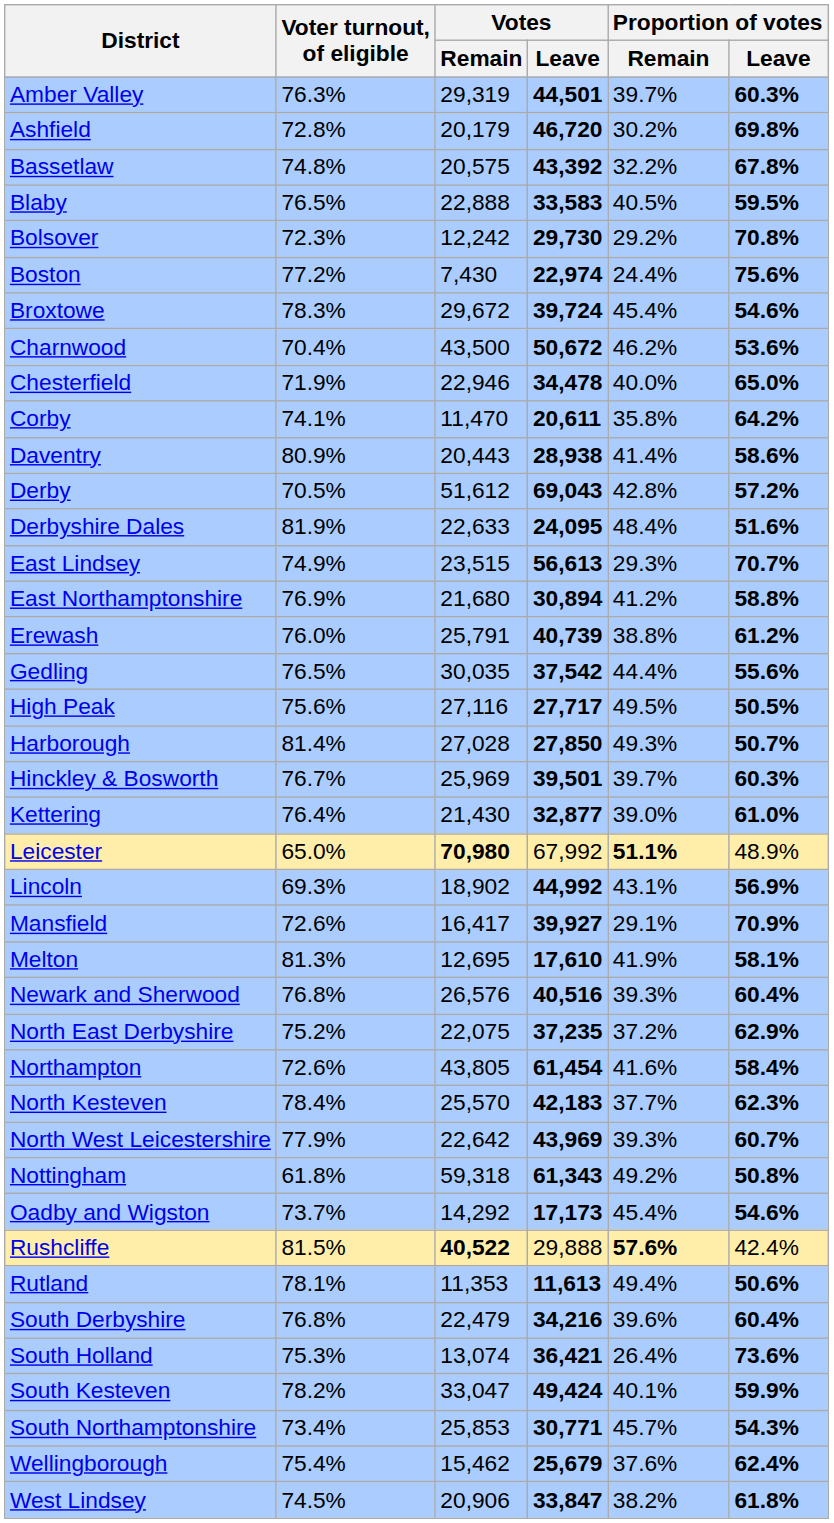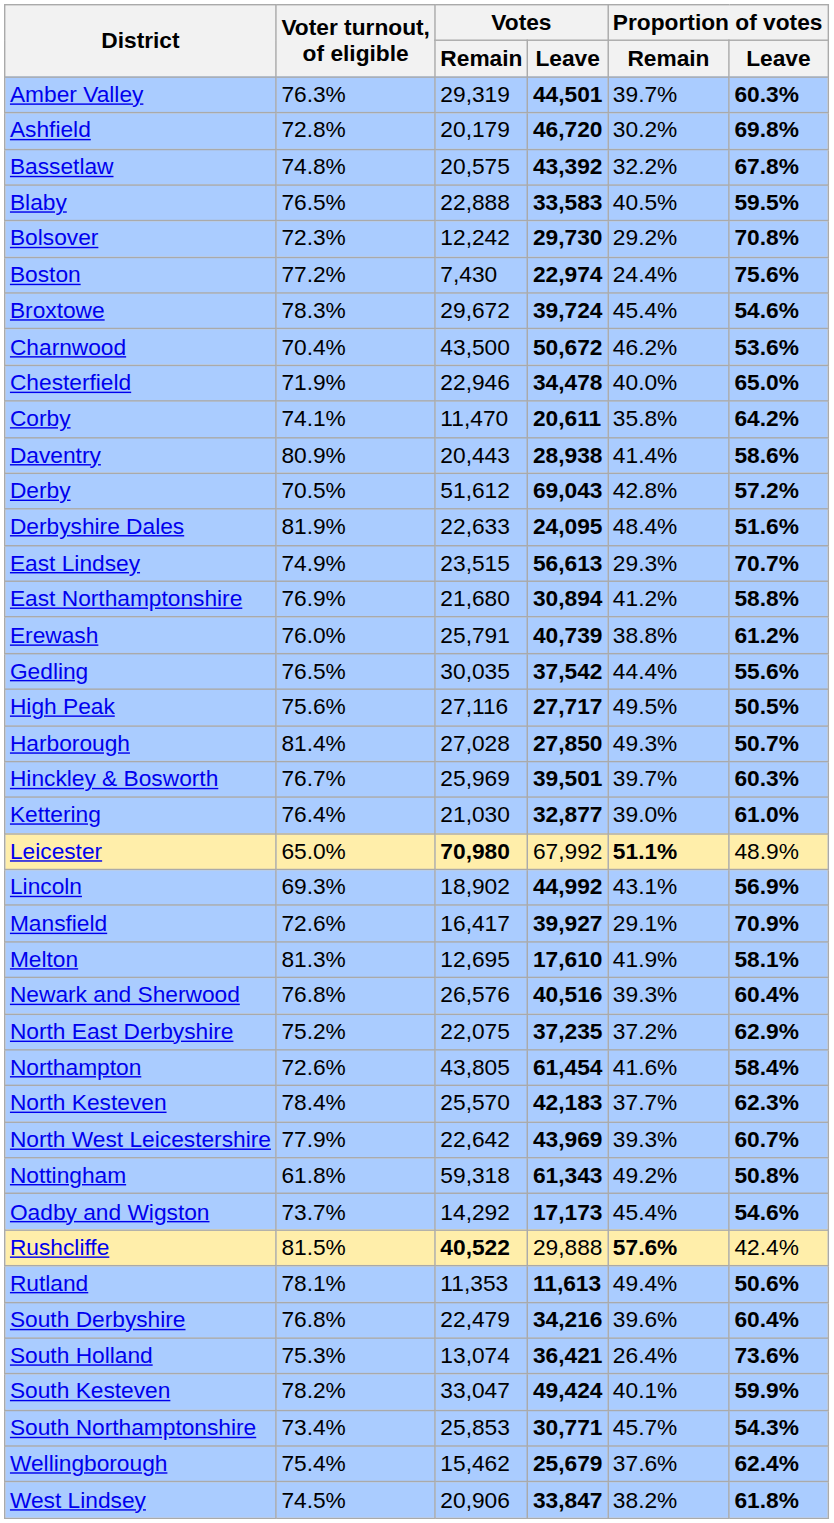(475, 815) 21,430 -> (475, 815) 21,030
